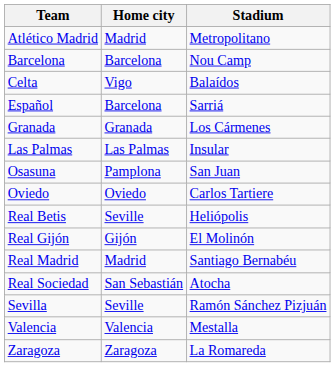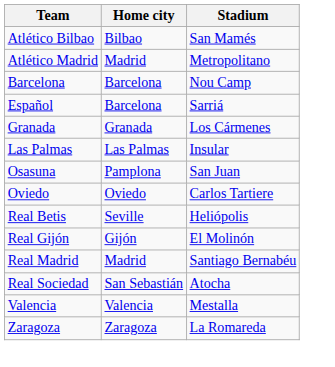+ row: (51, 37)
- row: (23, 82)
- row: (27, 305)
